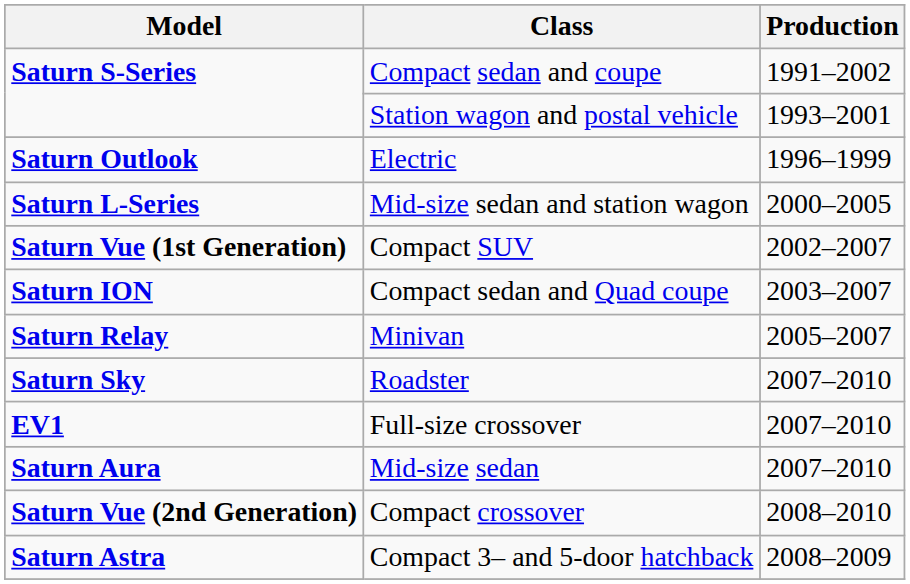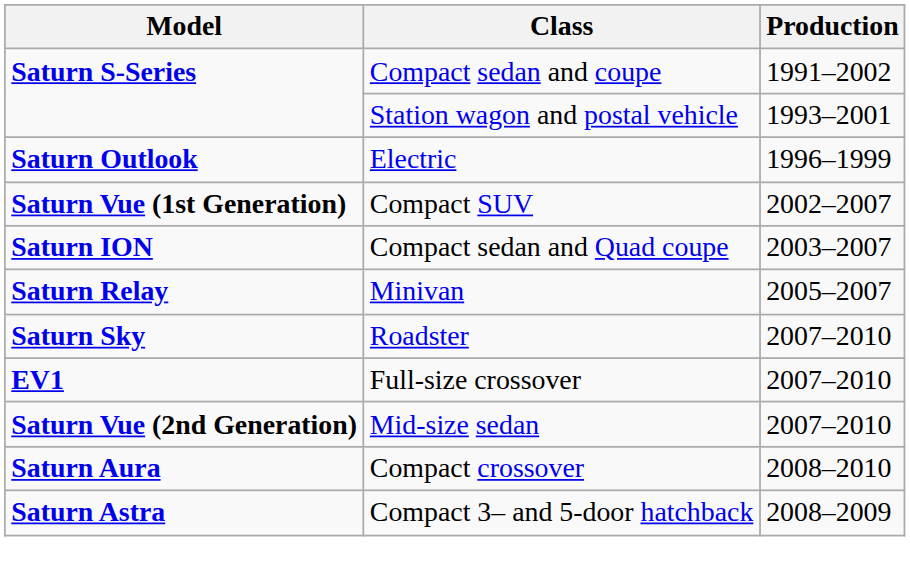- row: (559, 203)
(86, 468) Saturn Aura -> (184, 423) Saturn Vue (2nd Generation)
(184, 512) Saturn Vue (2nd Generation) -> (86, 468) Saturn Aura
